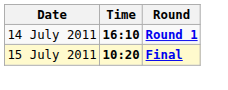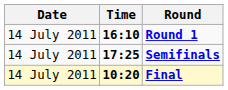+ row: (183, 55)
(52, 55) 15 July 2011 -> (52, 75) 14 July 2011
